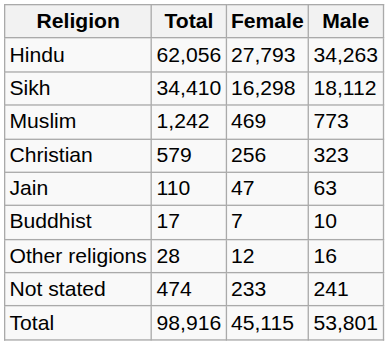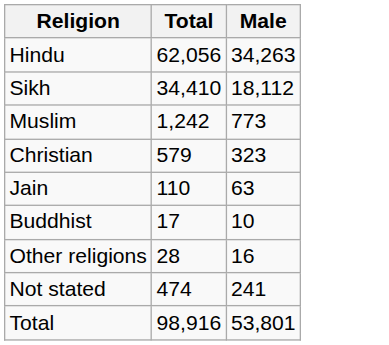- column: (267, 21)
